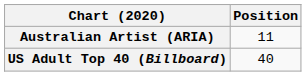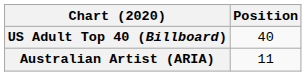rows swapped: (117, 38) <-> (117, 60)
